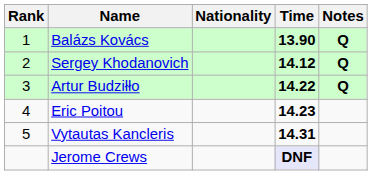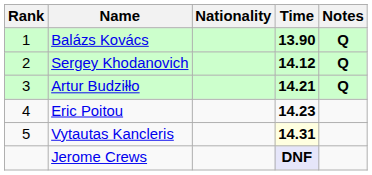(297, 87) 14.22 -> (297, 87) 14.21
(297, 134) no background -> (297, 134) lightyellow background
